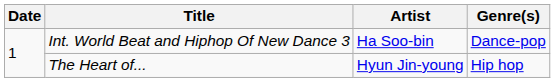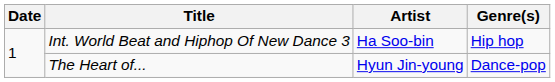(508, 41) Dance-pop -> (497, 41) Hip hop
(497, 65) Hip hop -> (508, 65) Dance-pop
